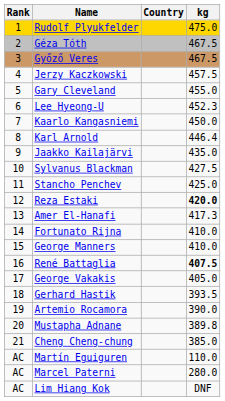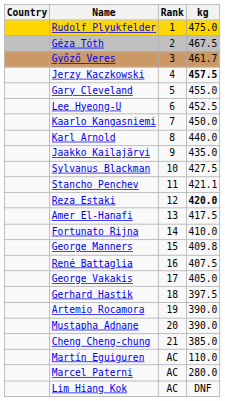columns swapped: (18, 12) <-> (164, 12)
(203, 59) 467.5 -> (203, 59) 461.7
(203, 75) normal -> (203, 75) bold
(203, 106) 452.3 -> (203, 106) 452.5
(203, 138) 446.4 -> (203, 138) 440.0
(203, 185) 425.0 -> (203, 185) 421.1
(203, 216) 417.3 -> (203, 216) 417.5
(203, 247) 410.0 -> (203, 247) 409.8
(203, 263) bold -> (203, 263) normal
(203, 294) 393.5 -> (203, 294) 397.5
(203, 326) 389.8 -> (203, 326) 390.0
